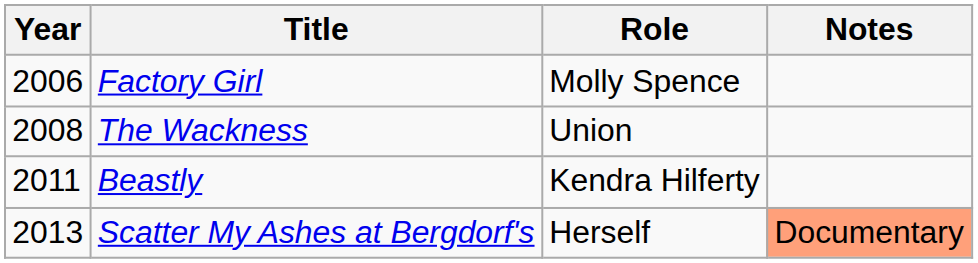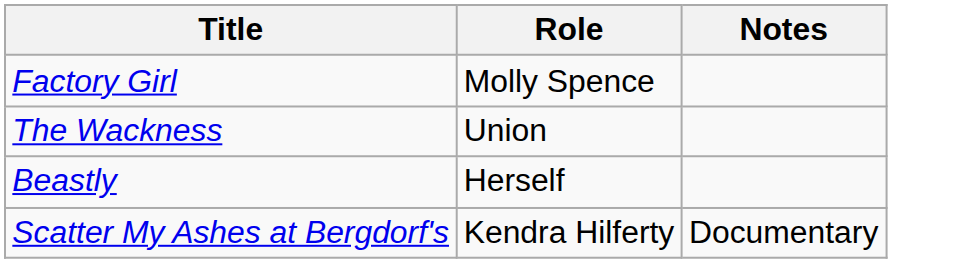- column: (48, 29)
(654, 181) Kendra Hilferty -> (514, 181) Herself
(600, 231) Herself -> (569, 231) Kendra Hilferty
(869, 231) lightsalmon background -> (784, 231) no background
